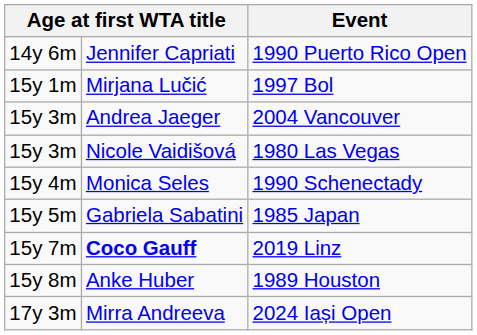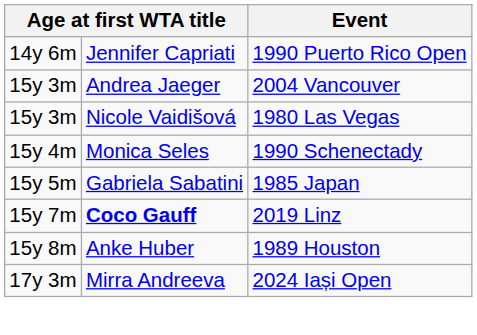- row: (146, 85)
